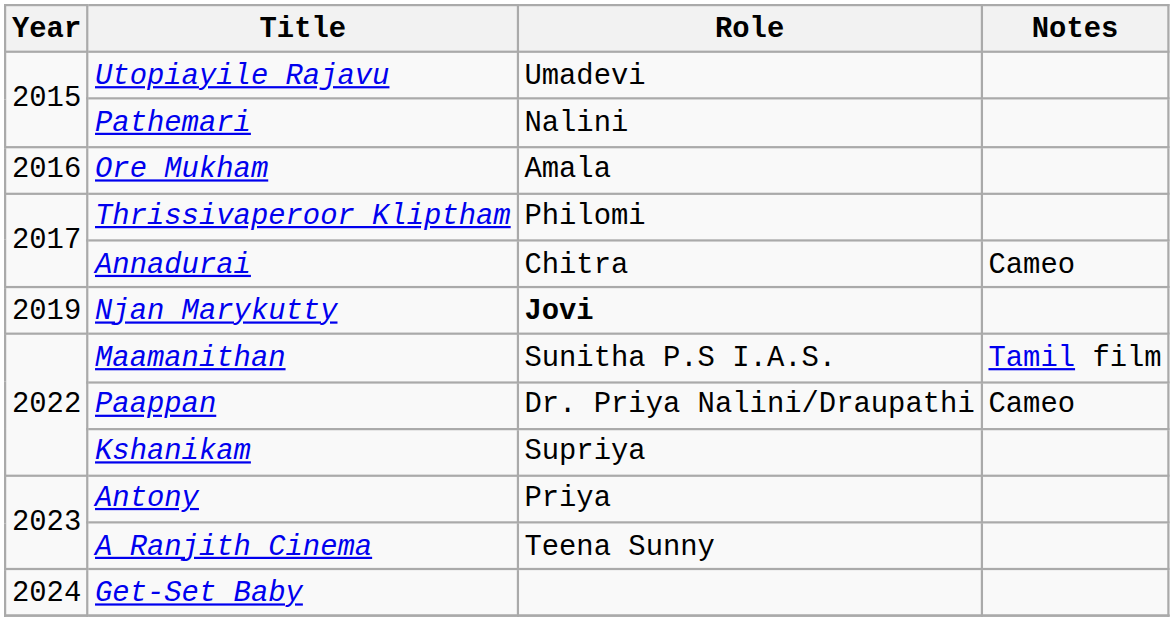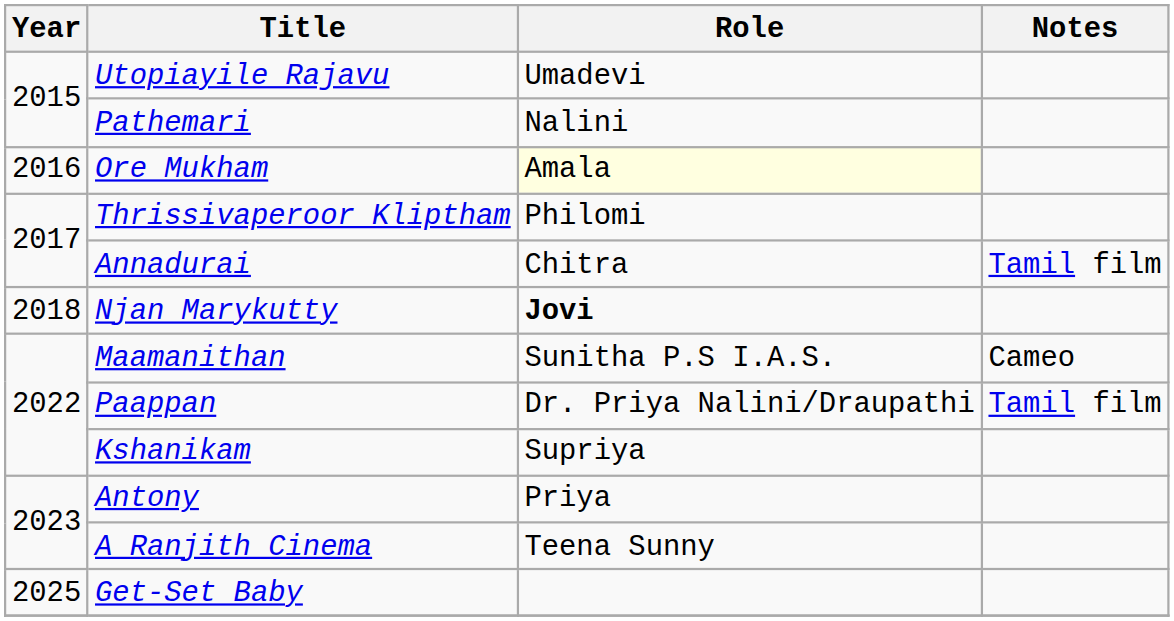(568, 170) no background -> (568, 170) lightyellow background
(1032, 264) Cameo -> (1075, 264) Tamil film
(47, 311) 2019 -> (47, 311) 2018
(1075, 358) Tamil film -> (1032, 358) Cameo
(1032, 405) Cameo -> (1075, 405) Tamil film
(47, 593) 2024 -> (47, 593) 2025
